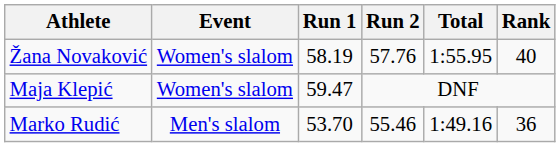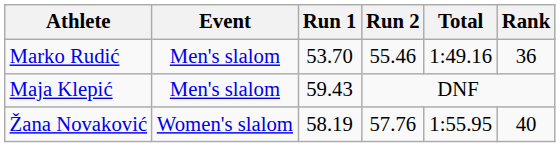rows swapped: (65, 124) <-> (78, 56)
(225, 90) Women's slalom -> (225, 90) Men's slalom
(330, 90) 59.47 -> (330, 90) 59.43
